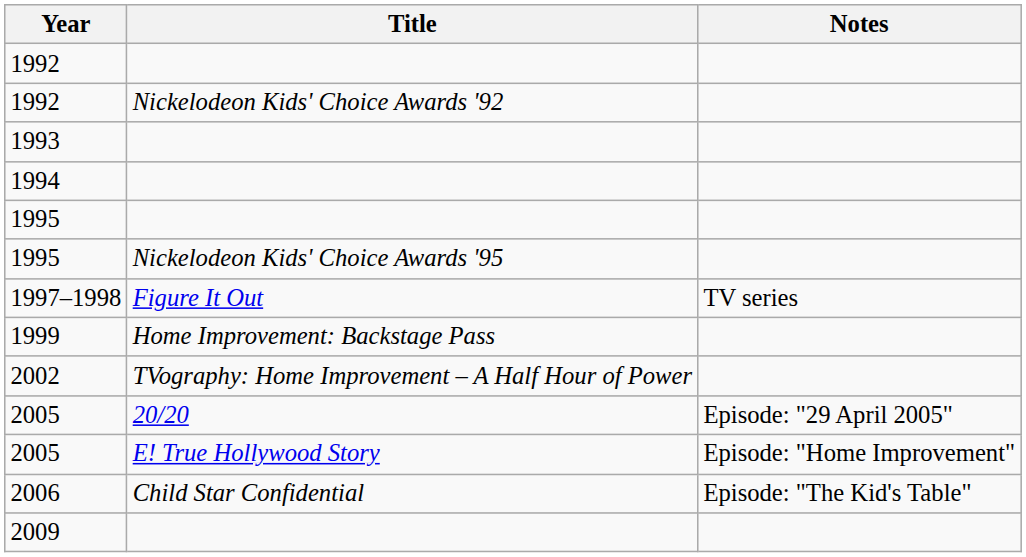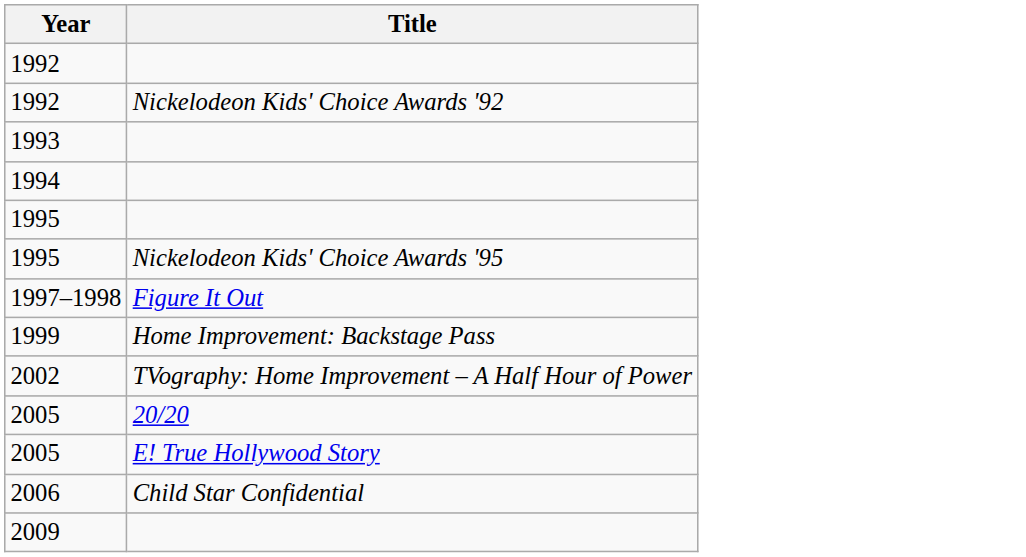- column: (859, 24)
